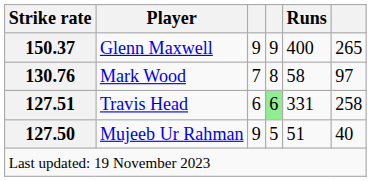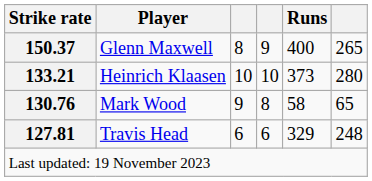(256, 47) 9 -> (239, 47) 8
+ row: (163, 76)
(256, 76) 7 -> (239, 104) 9
(344, 76) 97 -> (345, 104) 65
(50, 104) 127.51 -> (50, 133) 127.81
(274, 104) lightgreen background -> (265, 133) no background
(300, 104) 331 -> (301, 133) 329
(349, 104) 258 -> (349, 133) 248
- row: (172, 133)
